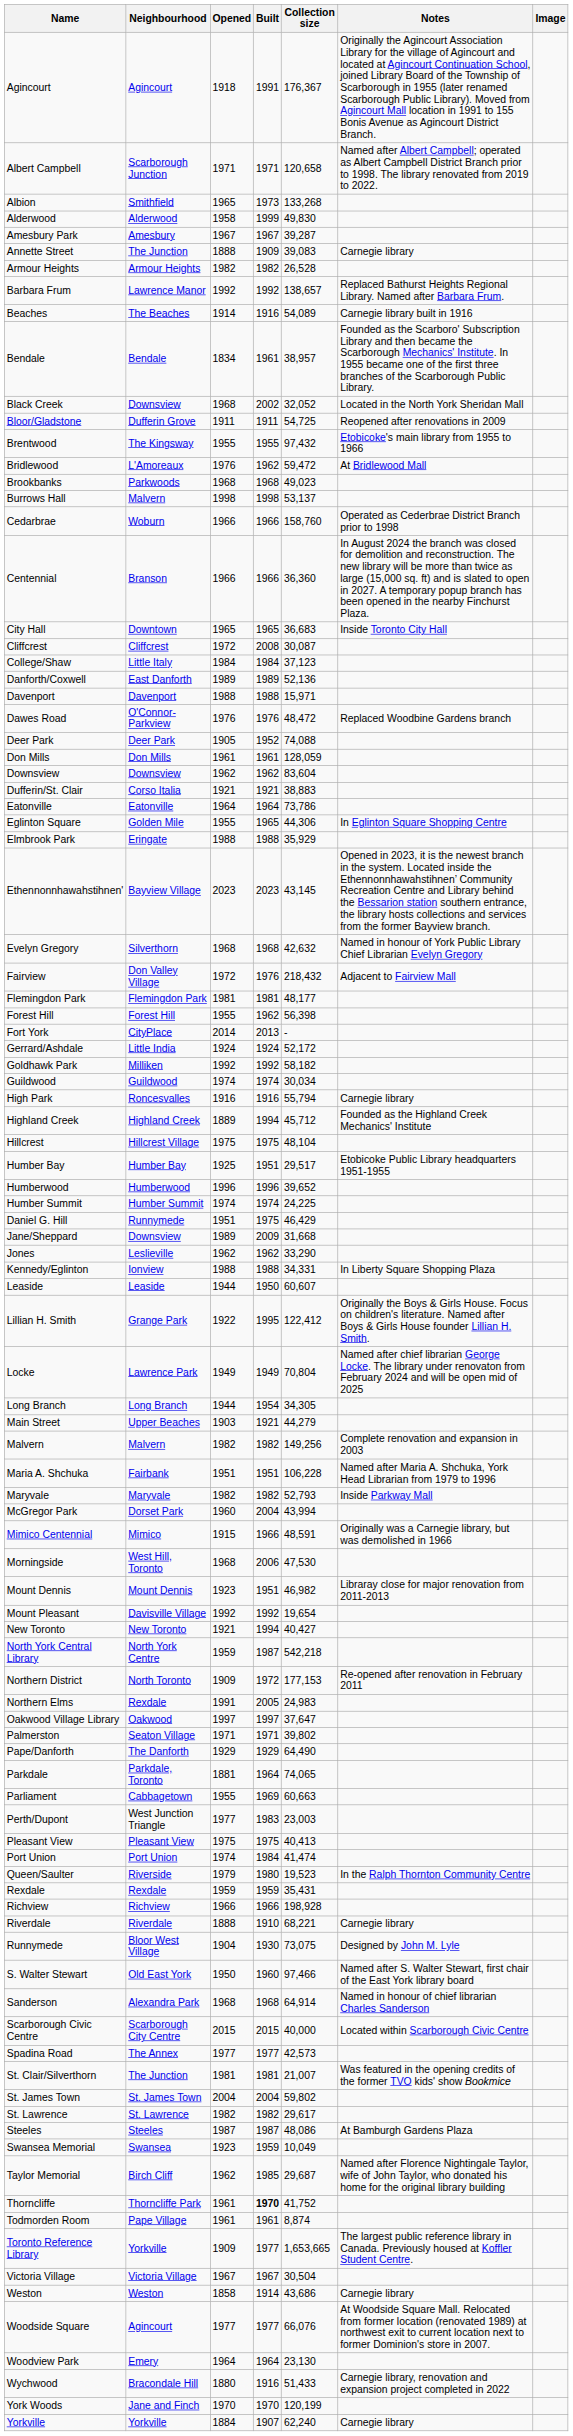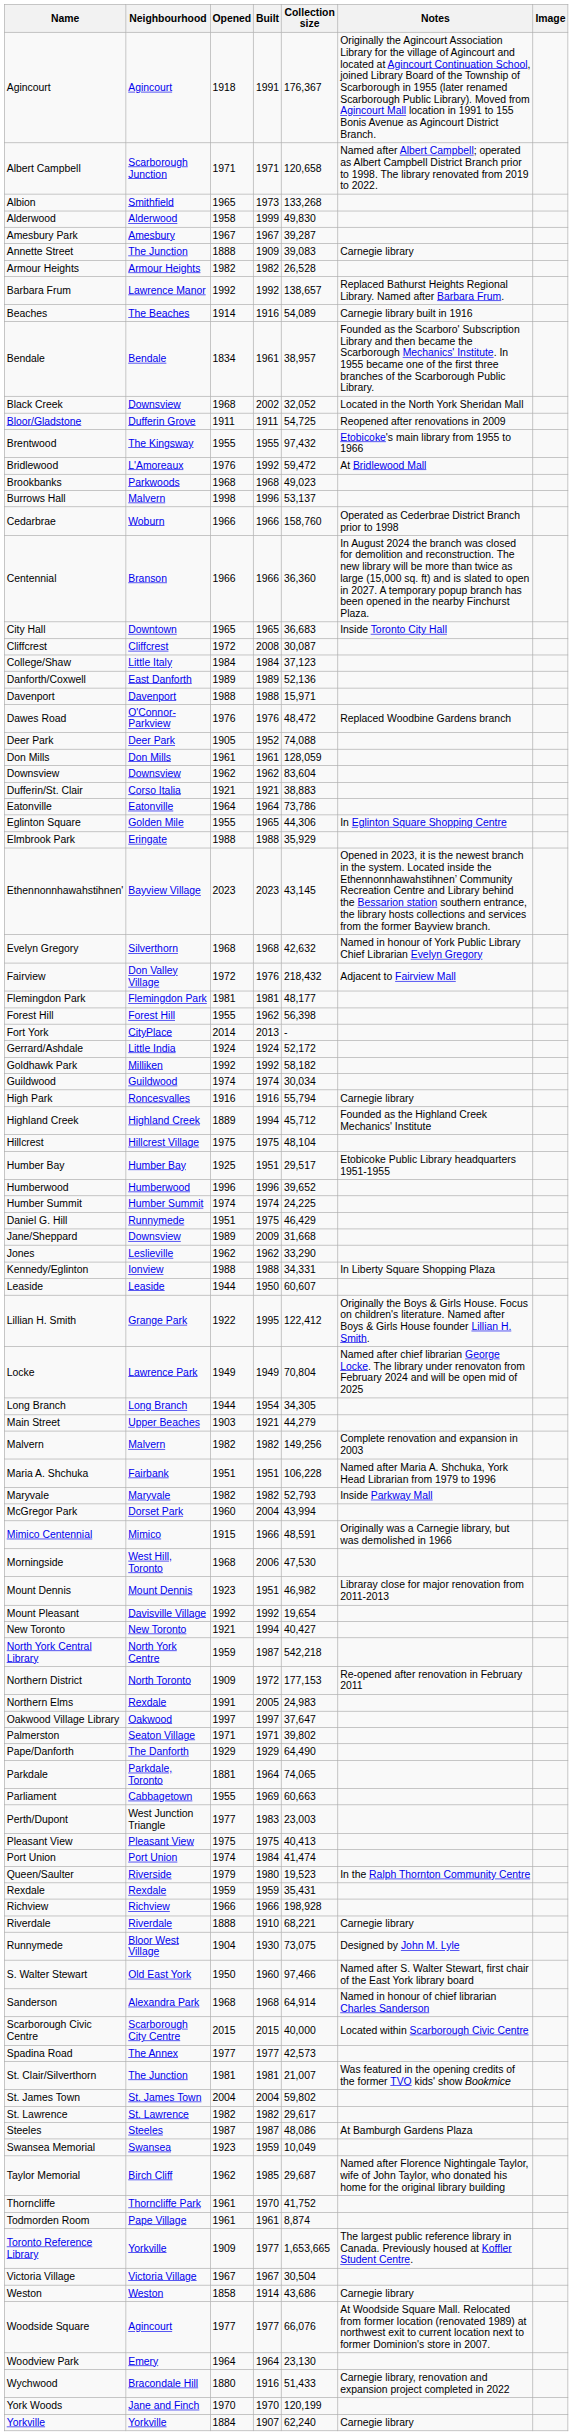(268, 465) 1962 -> (268, 465) 1992
(268, 498) 1998 -> (268, 498) 1996
(268, 2203) bold -> (268, 2203) normal
